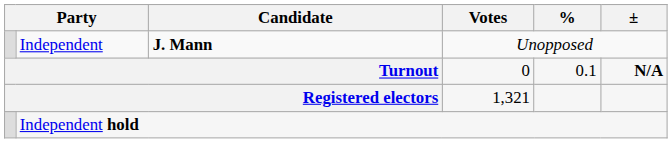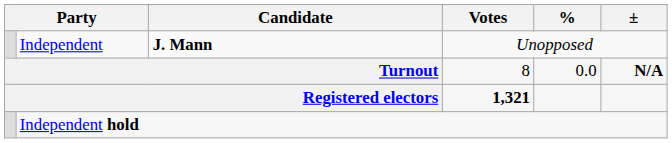(526, 71) 0 -> (526, 71) 8
(586, 71) 0.1 -> (586, 71) 0.0
(511, 97) normal -> (511, 97) bold
